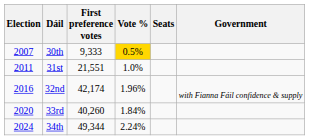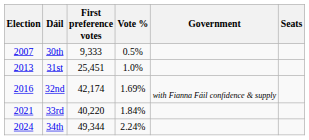columns swapped: (164, 24) <-> (241, 24)
(133, 51) gold background -> (133, 51) no background
(24, 67) 2011 -> (24, 67) 2013
(91, 67) 21,551 -> (91, 67) 25,451
(133, 89) 1.96% -> (133, 89) 1.69%
(24, 111) 2020 -> (24, 111) 2021
(91, 111) 40,260 -> (91, 111) 40,220
